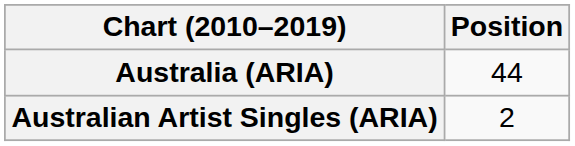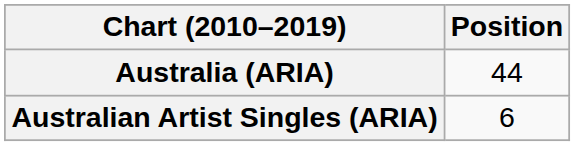(507, 117) 2 -> (507, 117) 6
